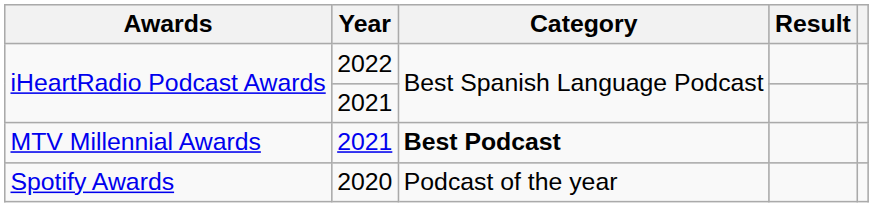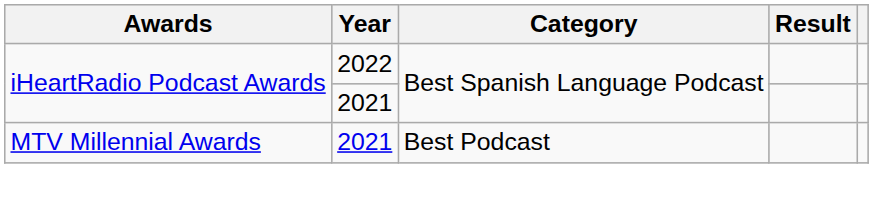(482, 142) bold -> (477, 142) normal
- row: (92, 181)
